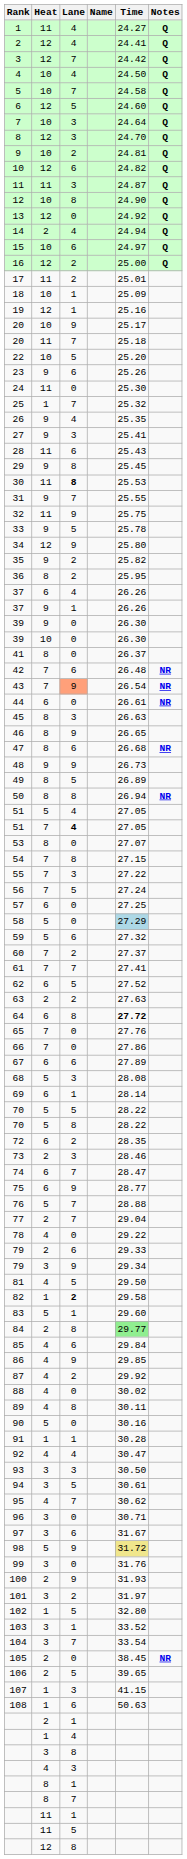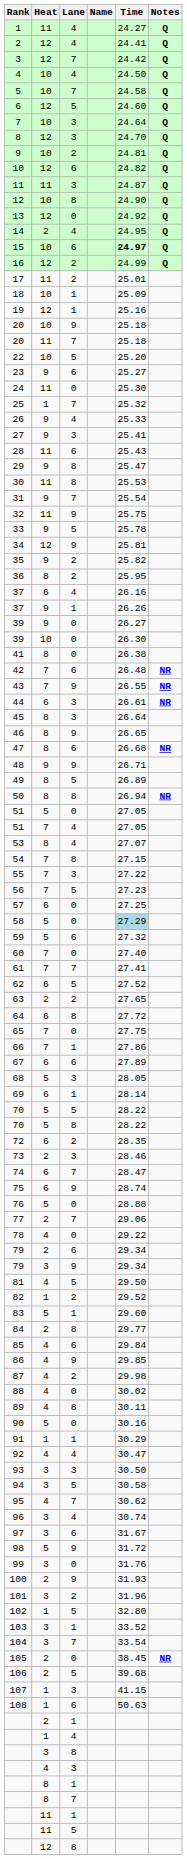(132, 232) 24.94 -> (132, 232) 24.95
(132, 247) normal -> (132, 247) bold
(132, 263) 25.00 -> (132, 263) 24.99
(132, 326) 25.17 -> (132, 326) 25.18
(132, 373) 25.26 -> (132, 373) 25.27
(132, 420) 25.35 -> (132, 420) 25.33
(132, 467) 25.45 -> (132, 467) 25.47
(74, 483) bold -> (74, 483) normal
(132, 498) 25.55 -> (132, 498) 25.54
(132, 545) 25.80 -> (132, 545) 25.81
(132, 592) 26.26 -> (132, 592) 26.16
(132, 624) 26.30 -> (132, 624) 26.27
(132, 655) 26.37 -> (132, 655) 26.38
(74, 686) lightsalmon background -> (74, 686) no background
(132, 686) 26.54 -> (132, 686) 26.55
(74, 702) 0 -> (74, 702) 3
(132, 718) 26.63 -> (132, 718) 26.64
(132, 765) 26.73 -> (132, 765) 26.71
(74, 812) 4 -> (74, 812) 0
(74, 828) bold -> (74, 828) normal
(74, 843) 0 -> (74, 843) 4
(132, 890) 27.24 -> (132, 890) 27.23
(74, 953) 2 -> (74, 953) 0
(132, 953) 27.37 -> (132, 953) 27.40
(132, 1000) 27.63 -> (132, 1000) 27.65
(132, 1016) bold -> (132, 1016) normal
(132, 1031) 27.76 -> (132, 1031) 27.75
(74, 1047) 0 -> (74, 1047) 1
(132, 1078) 28.08 -> (132, 1078) 28.05
(132, 1188) 28.77 -> (132, 1188) 28.74
(74, 1204) 7 -> (74, 1204) 0
(132, 1219) 29.04 -> (132, 1219) 29.06
(132, 1251) 29.33 -> (132, 1251) 29.34
(74, 1298) bold -> (74, 1298) normal
(132, 1298) 29.58 -> (132, 1298) 29.52
(132, 1329) lightgreen background -> (132, 1329) no background
(132, 1376) 29.92 -> (132, 1376) 29.98
(132, 1439) 30.28 -> (132, 1439) 30.29
(132, 1486) 30.61 -> (132, 1486) 30.58
(74, 1517) 0 -> (74, 1517) 4
(132, 1517) 30.71 -> (132, 1517) 30.74
(132, 1549) khaki background -> (132, 1549) no background
(132, 1596) 31.97 -> (132, 1596) 31.96
(132, 1674) 39.65 -> (132, 1674) 39.68
